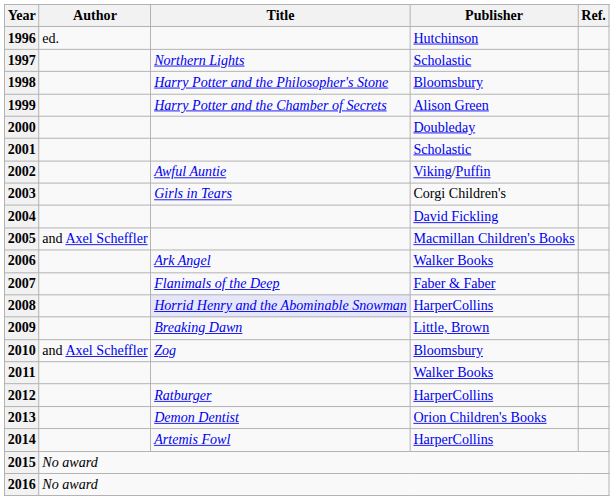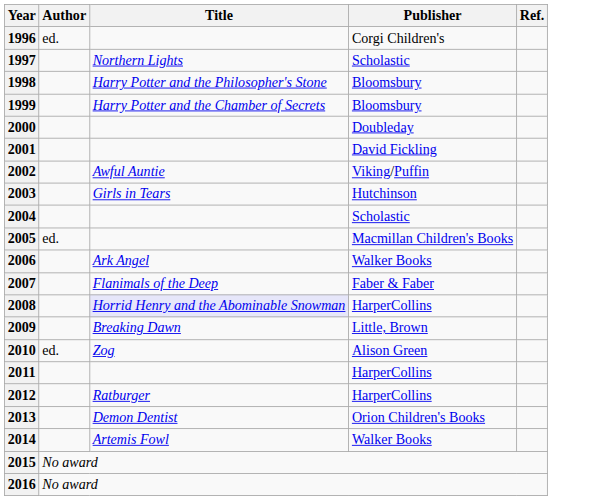(446, 37) Hutchinson -> (398, 37) Corgi Children's
(451, 104) Alison Green -> (387, 104) Bloomsbury
(442, 149) Scholastic -> (394, 149) David Fickling
(460, 194) Corgi Children's -> (384, 194) Hutchinson
(456, 216) David Fickling -> (381, 216) Scholastic
(95, 238) and Axel Scheffler -> (51, 238) ed.
(95, 350) and Axel Scheffler -> (51, 350) ed.
(448, 350) Bloomsbury -> (390, 350) Alison Green
(453, 372) Walker Books -> (392, 372) HarperCollins
(453, 439) HarperCollins -> (392, 439) Walker Books
